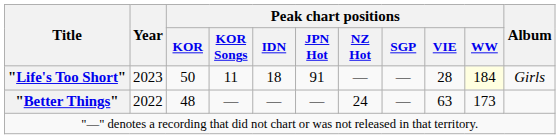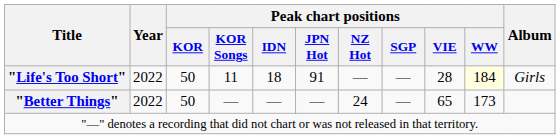(148, 77) 2023 -> (148, 77) 2022
(188, 101) 48 -> (188, 101) 50
(445, 101) 63 -> (445, 101) 65
